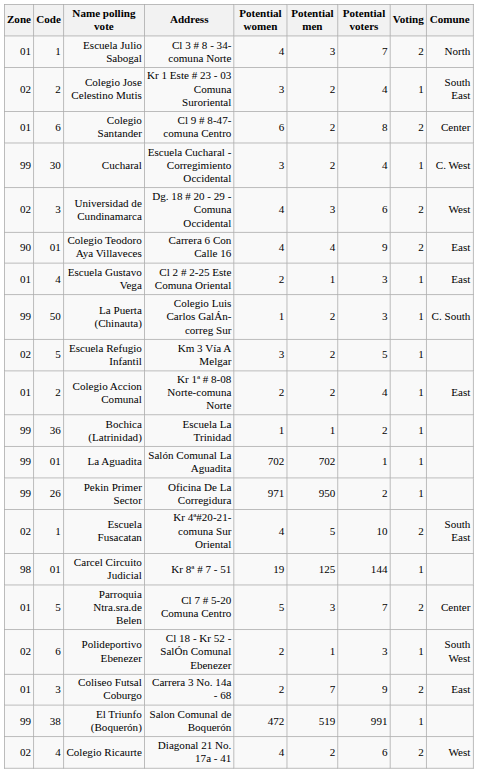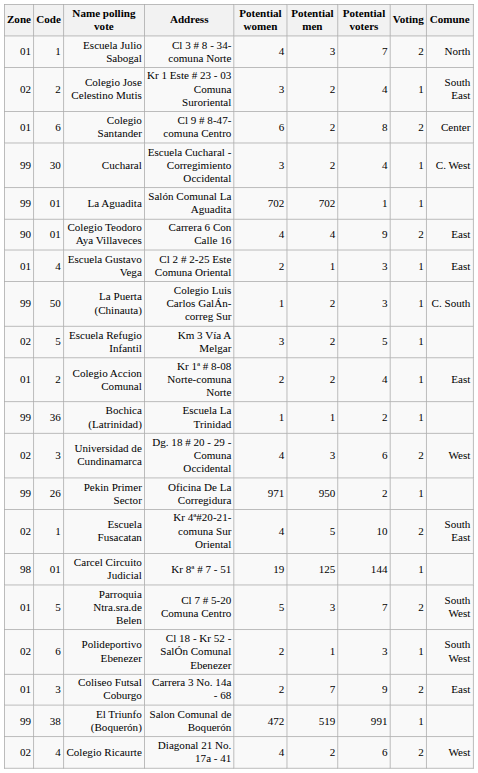rows swapped: (115, 462) <-> (108, 210)
(456, 607) Center -> (457, 607) South West
